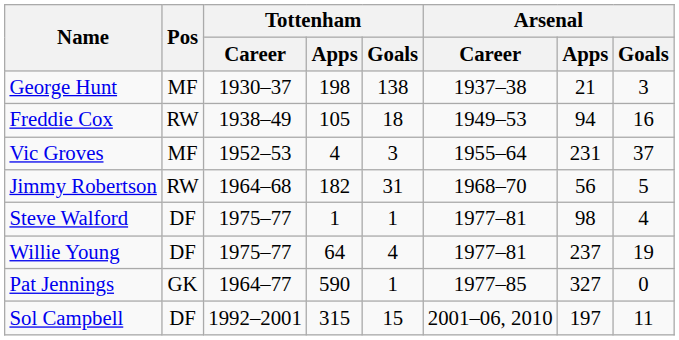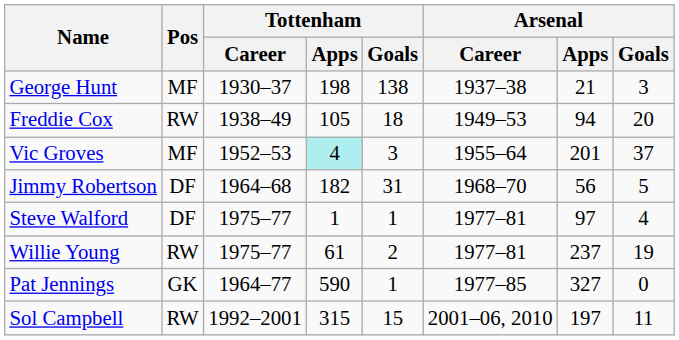(643, 119) 16 -> (643, 119) 20
(335, 152) no background -> (335, 152) paleturquoise background
(585, 152) 231 -> (585, 152) 201
(183, 185) RW -> (183, 185) DF
(585, 218) 98 -> (585, 218) 97
(183, 251) DF -> (183, 251) RW
(335, 251) 64 -> (335, 251) 61
(393, 251) 4 -> (393, 251) 2
(183, 317) DF -> (183, 317) RW
